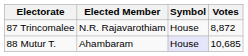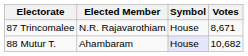(223, 28) 8,872 -> (223, 28) 8,671
(226, 43) 10,685 -> (226, 43) 10,682
